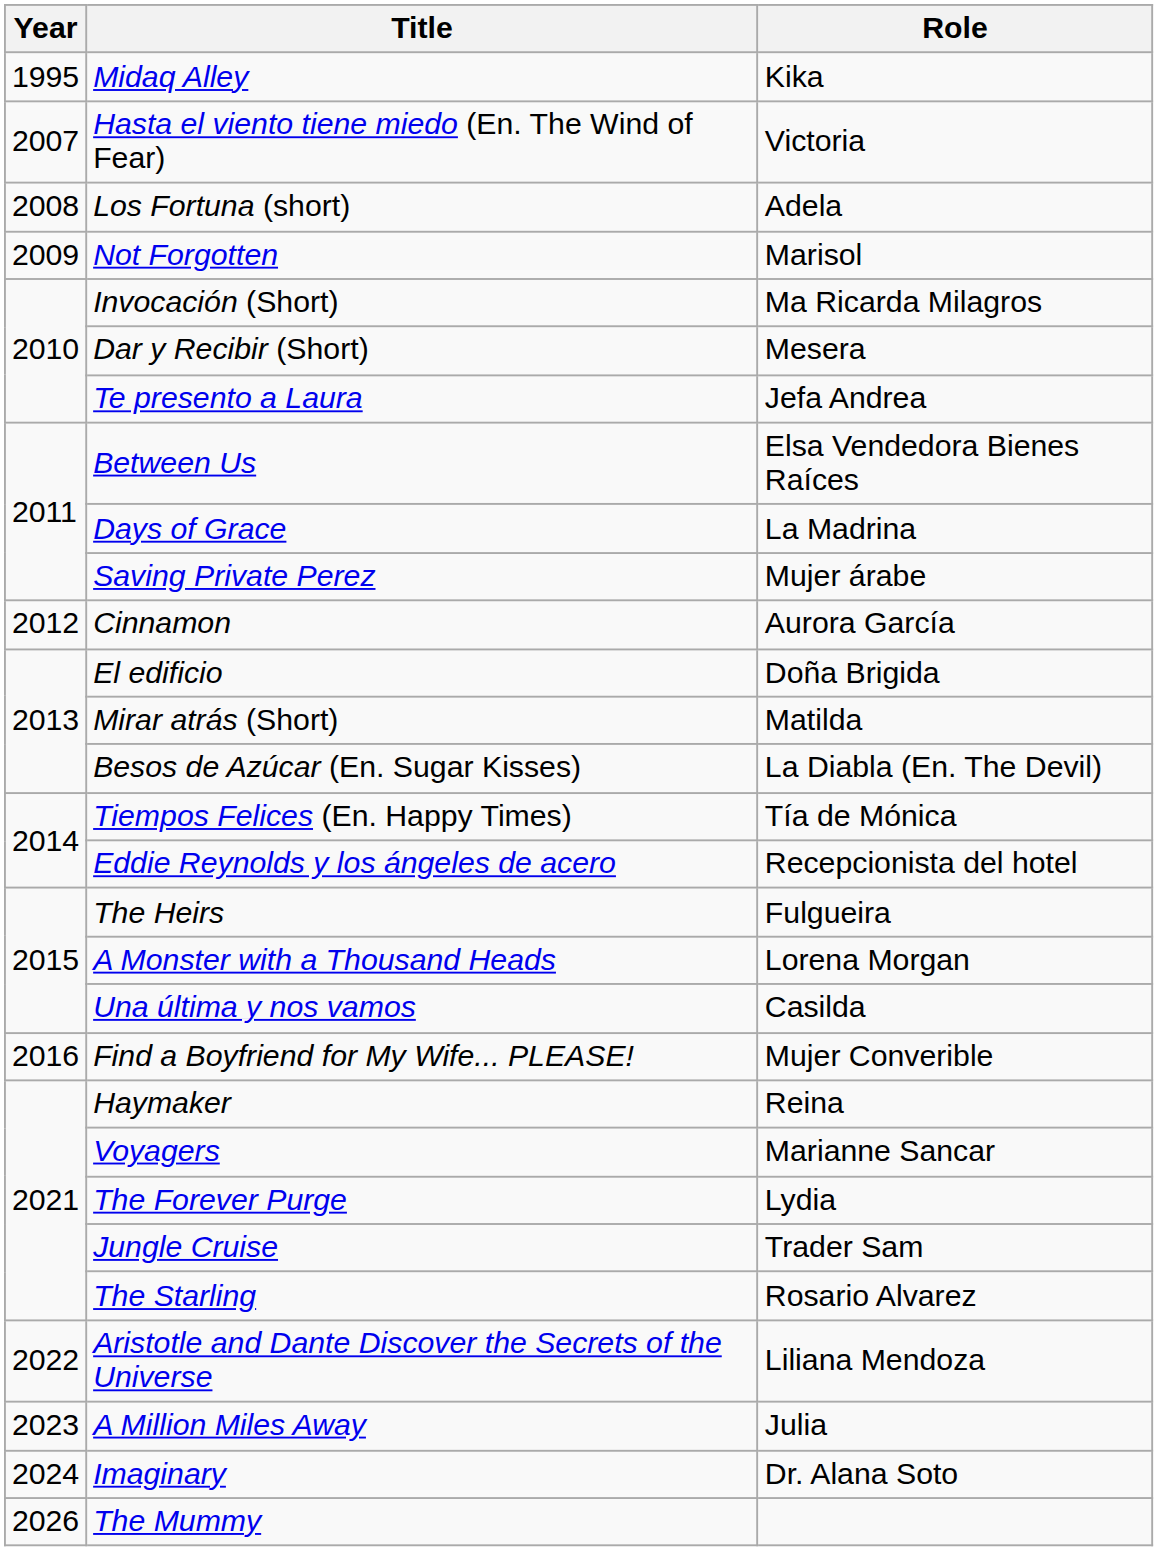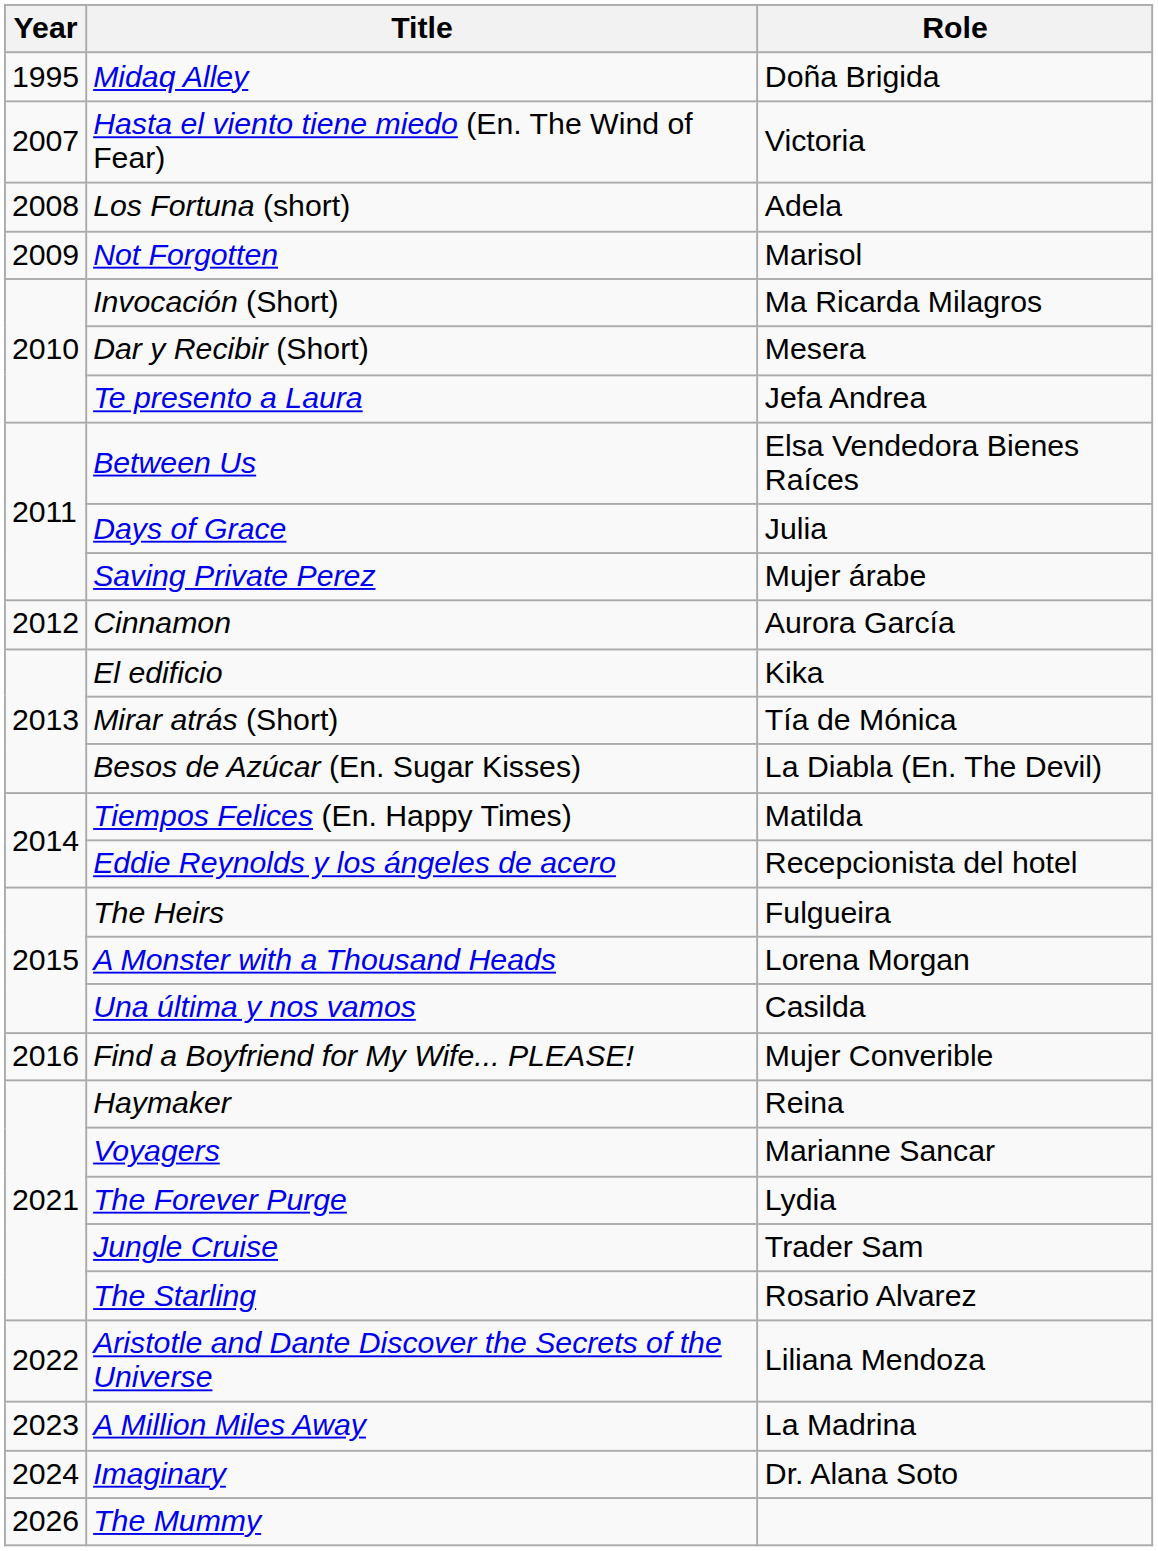(794, 76) Kika -> (852, 76) Doña Brigida
(840, 528) La Madrina -> (796, 528) Julia
(852, 672) Doña Brigida -> (794, 672) Kika
(814, 719) Matilda -> (861, 719) Tía de Mónica
(861, 815) Tía de Mónica -> (814, 815) Matilda
(796, 1425) Julia -> (840, 1425) La Madrina
